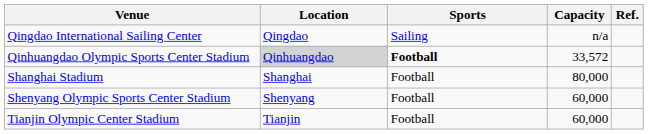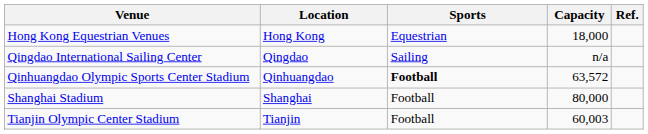+ row: (88, 35)
(298, 56) lightgrey background -> (298, 77) no background
(590, 56) 33,572 -> (590, 77) 63,572
- row: (119, 98)
(590, 118) 60,000 -> (590, 118) 60,003
